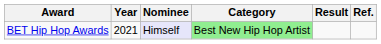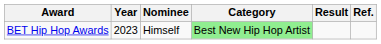(126, 30) 2021 -> (126, 30) 2023
(161, 30) lavender background -> (161, 30) no background
